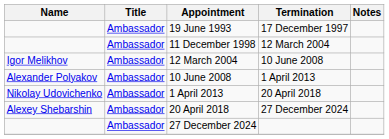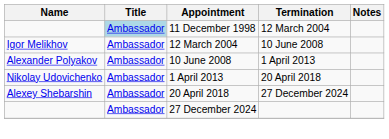- row: (200, 28)
(136, 45) no background -> (136, 28) lightblue background
